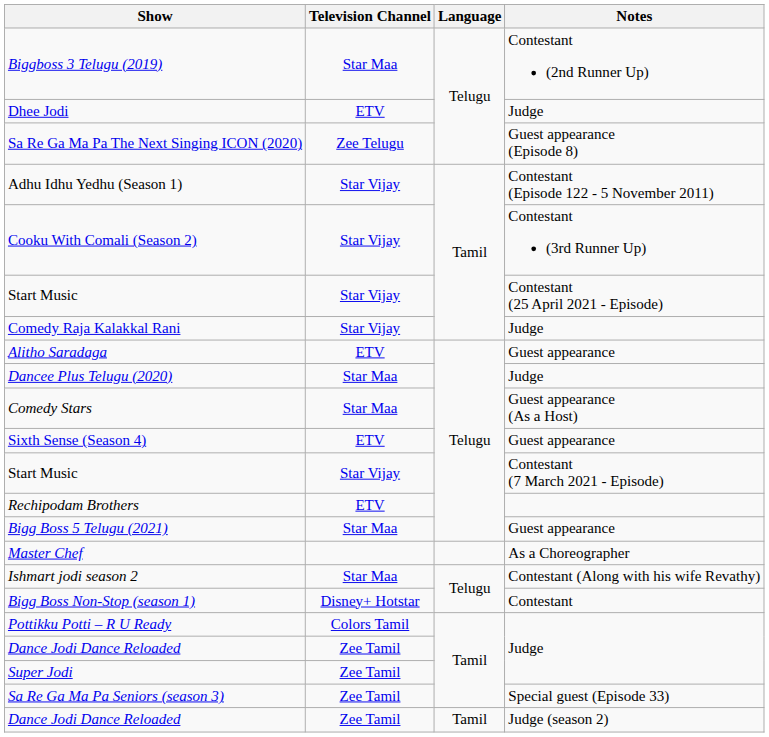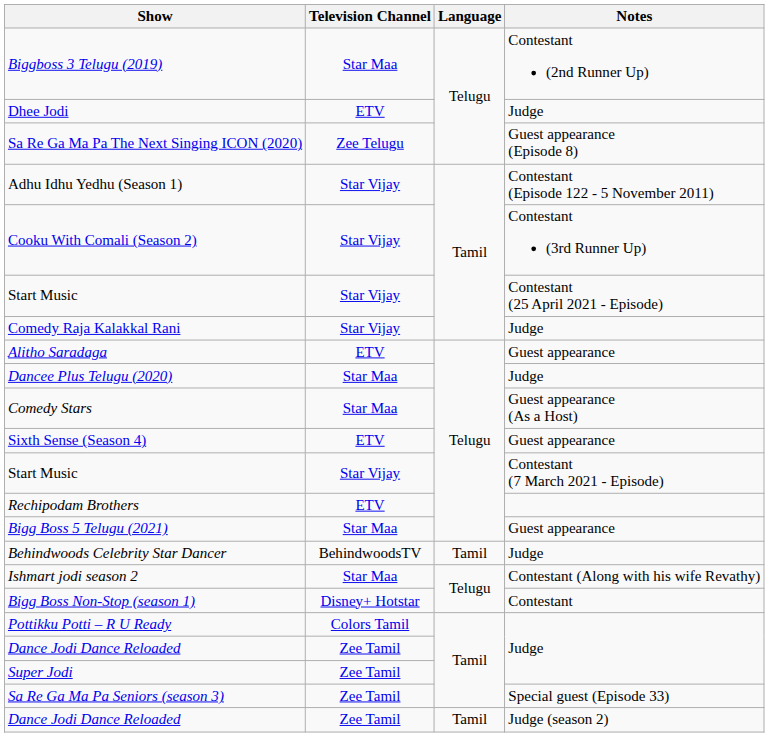- row: (45, 552)
+ row: (117, 552)
